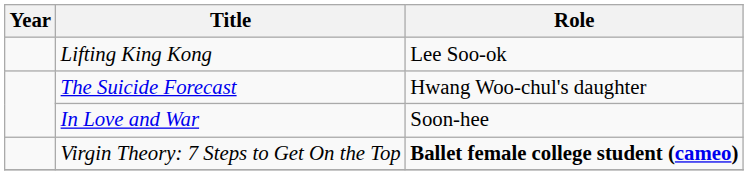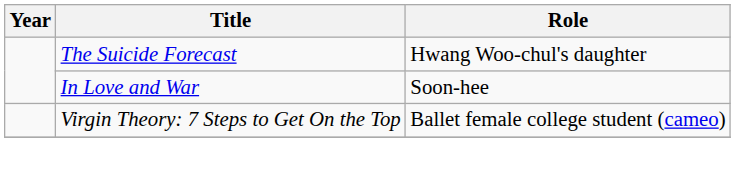- row: (136, 53)
(574, 152) bold -> (568, 119) normal
